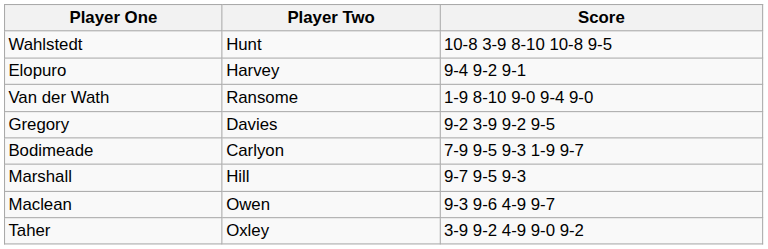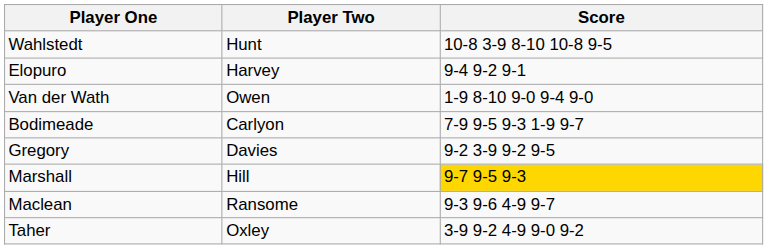(262, 97) Ransome -> (248, 97) Owen
rows swapped: (39, 124) <-> (51, 151)
(485, 177) no background -> (485, 177) gold background
(248, 204) Owen -> (262, 204) Ransome
